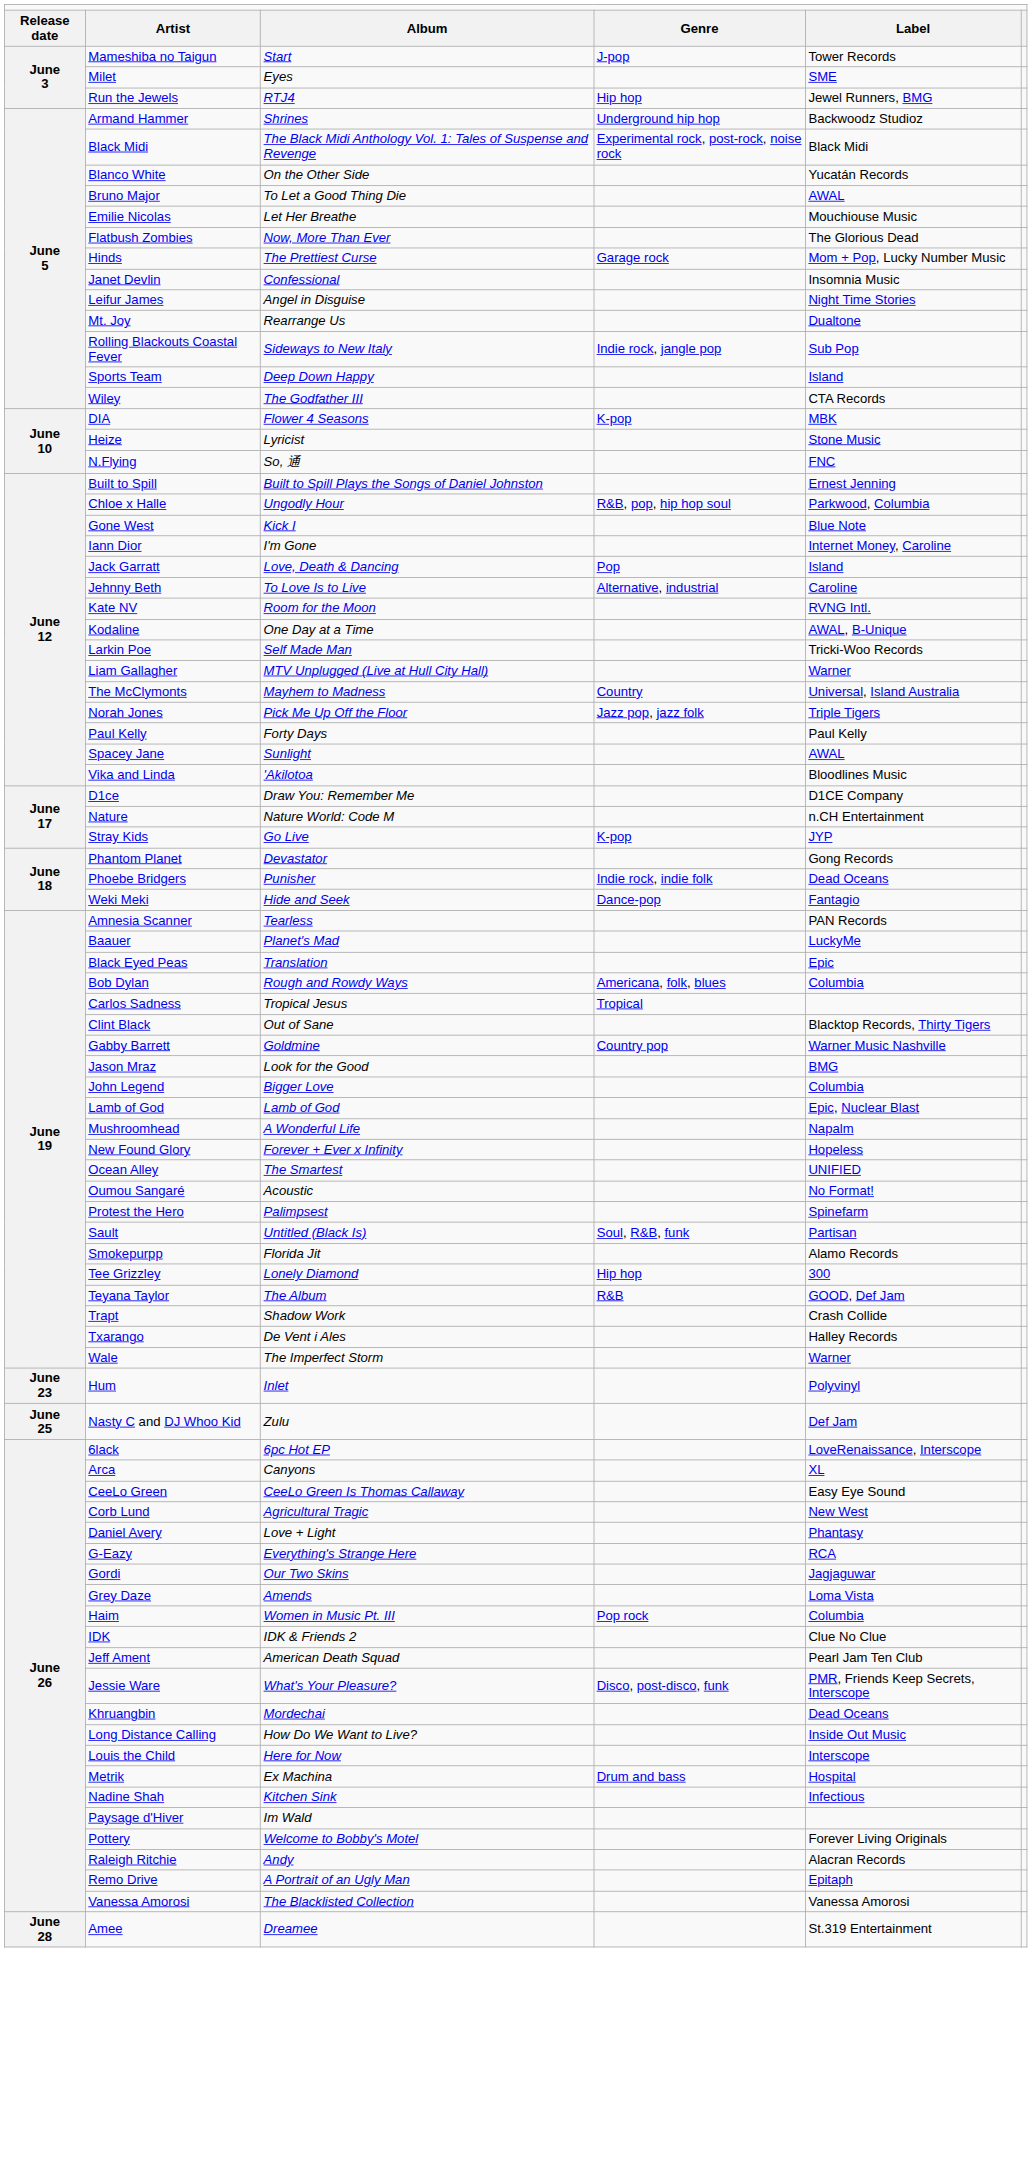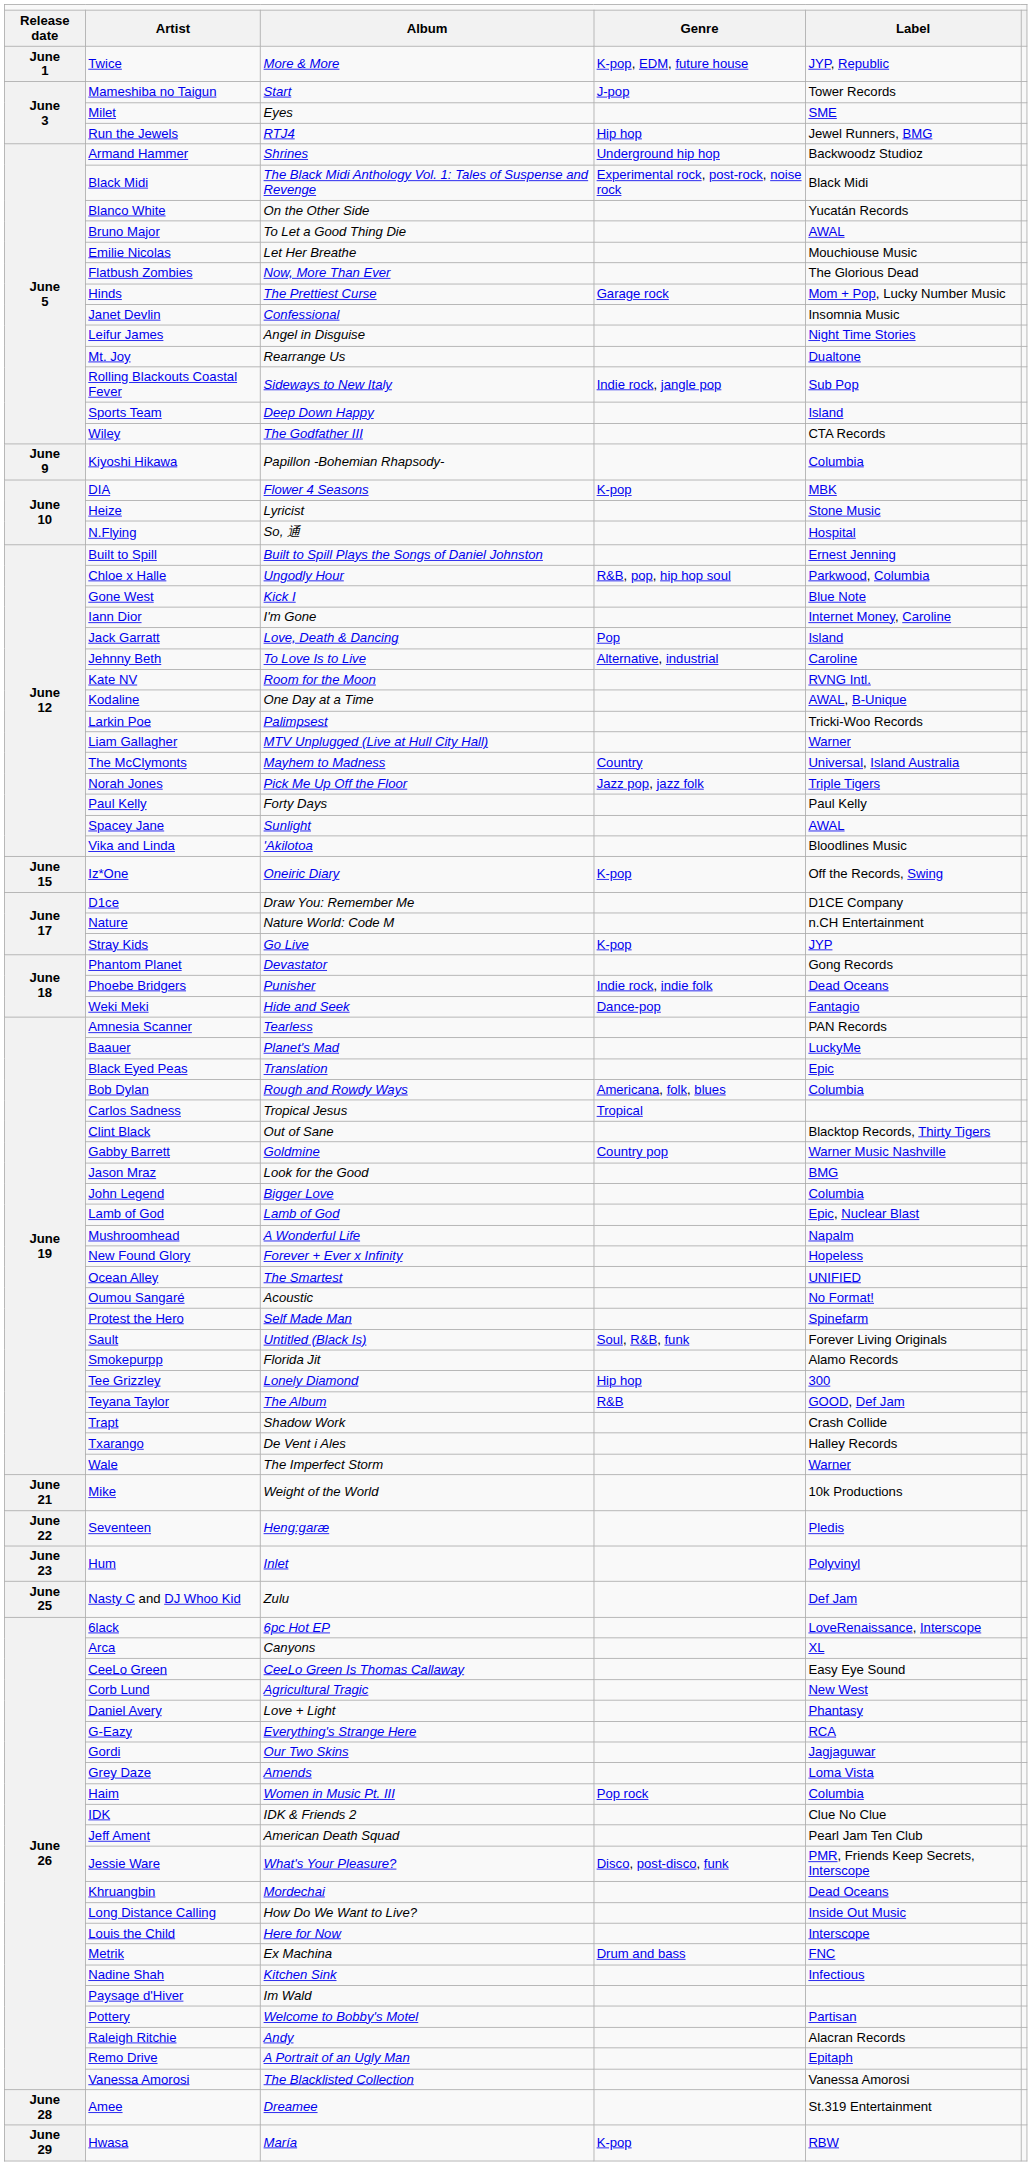+ row: (105, 63)
+ row: (133, 461)
(822, 461) FNC -> (832, 532) Hospital
(308, 650) Self Made Man -> (296, 721) Palimpsest
+ row: (108, 874)
(296, 1212) Palimpsest -> (308, 1318) Self Made Man
(832, 1232) Partisan -> (878, 1339) Forever Living Originals
+ row: (102, 1492)
+ row: (120, 1528)
(832, 1776) Hospital -> (822, 1954) FNC
(878, 1838) Forever Living Originals -> (832, 2016) Partisan
+ row: (108, 2143)
